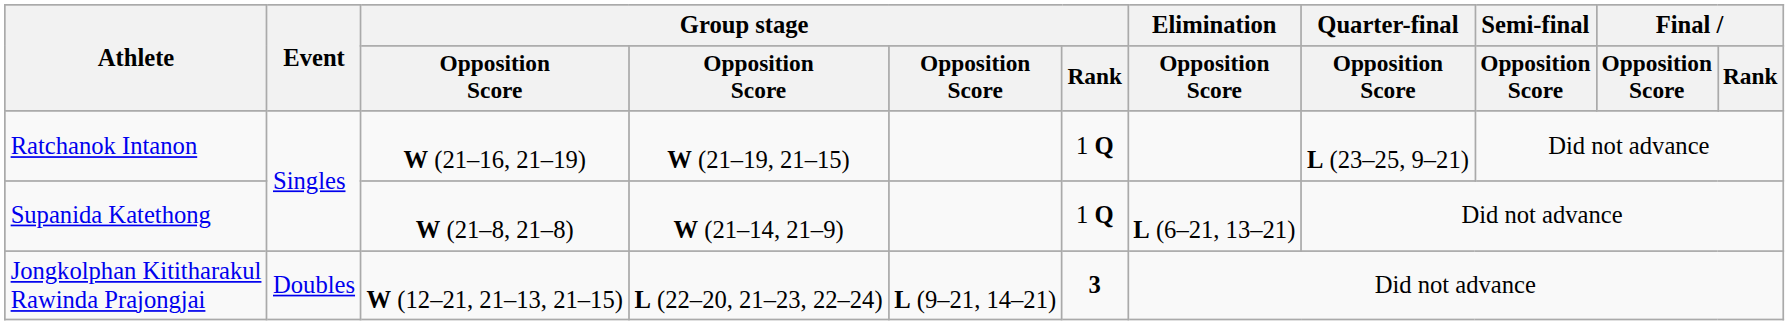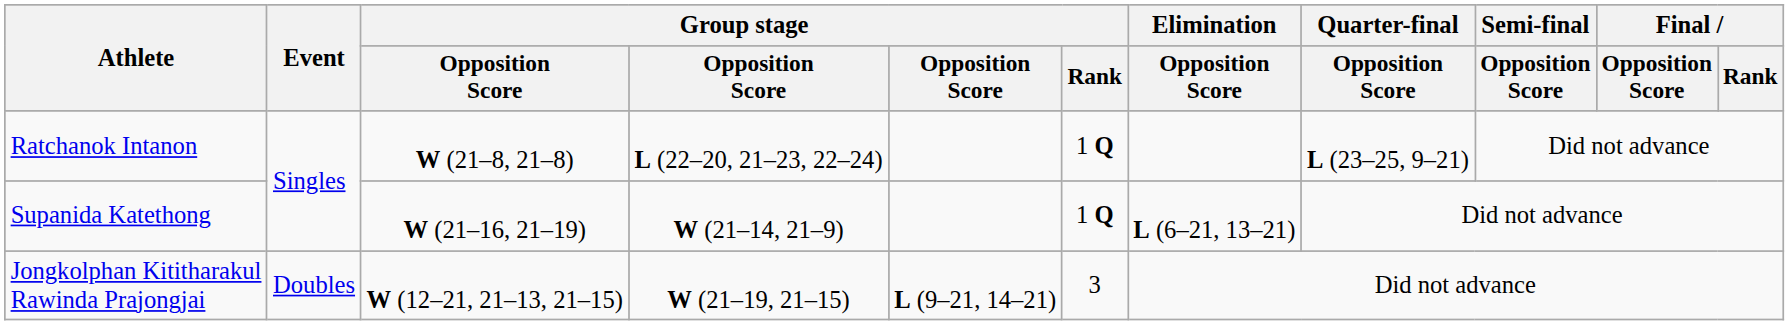(495, 160) W (21–16, 21–19) -> (495, 160) W (21–8, 21–8)
(759, 160) W (21–19, 21–15) -> (759, 160) L (22–20, 21–23, 22–24)
(495, 230) W (21–8, 21–8) -> (495, 230) W (21–16, 21–19)
(759, 300) L (22–20, 21–23, 22–24) -> (759, 300) W (21–19, 21–15)
(1095, 285) bold -> (1095, 285) normal
